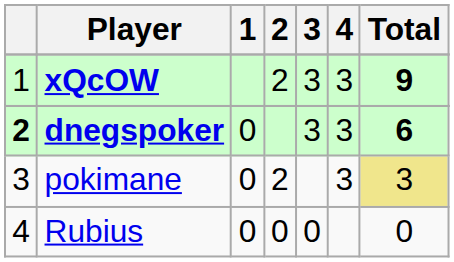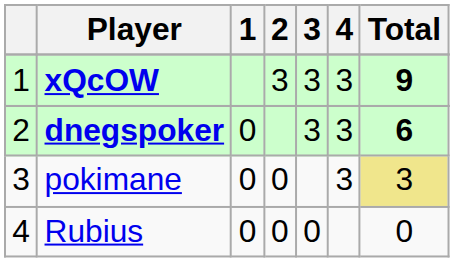(280, 79) 2 -> (280, 79) 3
(21, 130) bold -> (21, 130) normal
(280, 180) 2 -> (280, 180) 0
